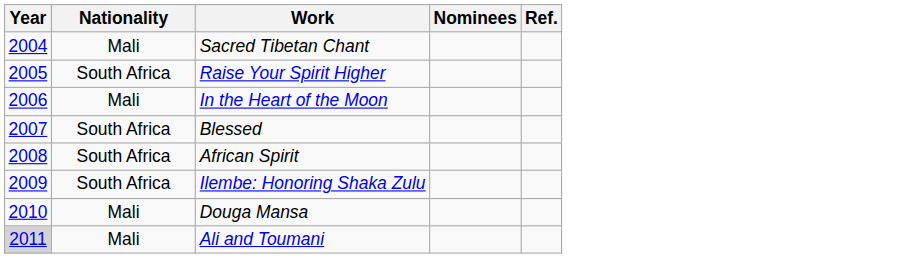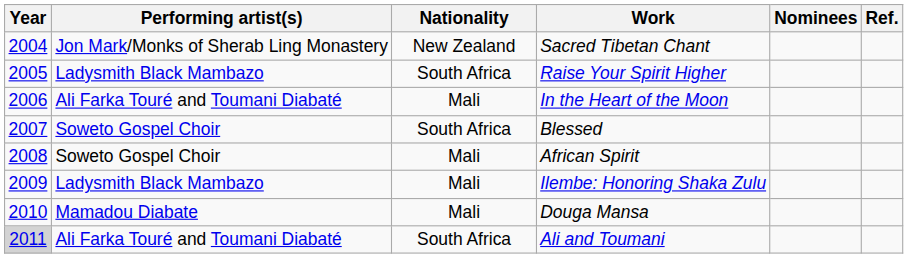+ column: (222, 18)
(124, 45) Mali -> (464, 45) New Zealand
(124, 156) South Africa -> (464, 156) Mali
(124, 184) South Africa -> (464, 184) Mali
(124, 239) Mali -> (464, 239) South Africa
